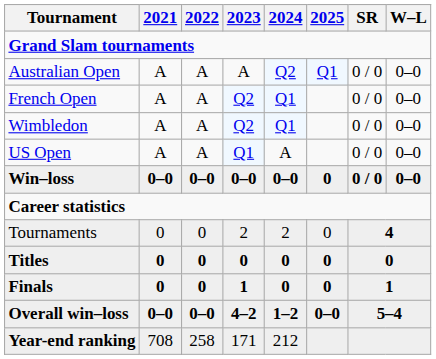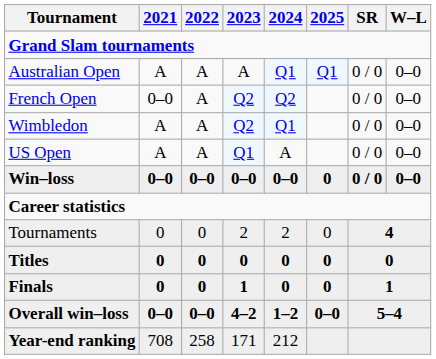(285, 71) Q2 -> (285, 71) Q1
(160, 98) A -> (160, 98) 0–0
(285, 98) Q1 -> (285, 98) Q2
